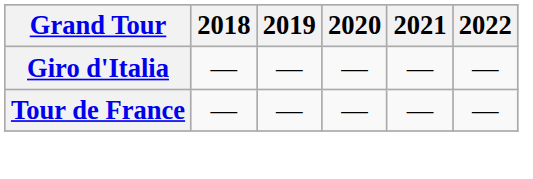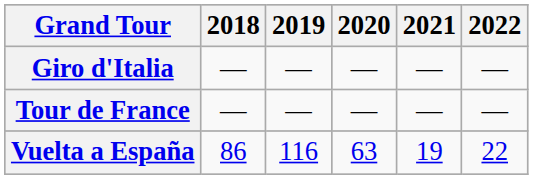+ row: (103, 151)
